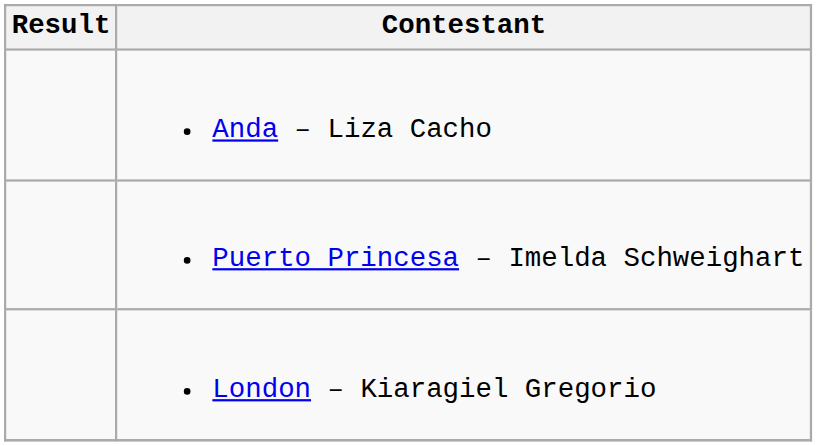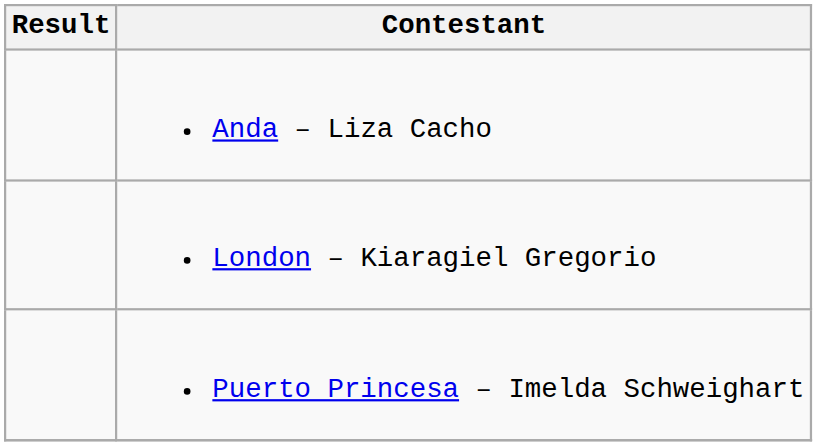rows swapped: (464, 260) <-> (464, 391)
